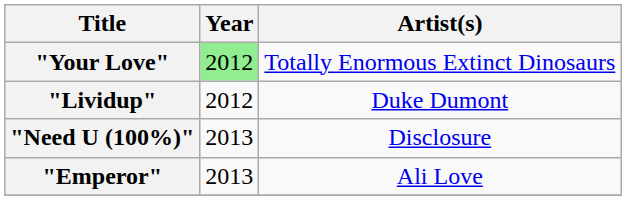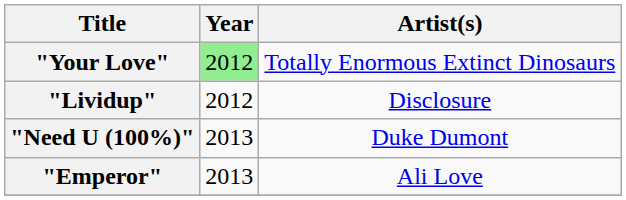(440, 99) Duke Dumont -> (440, 99) Disclosure
(440, 137) Disclosure -> (440, 137) Duke Dumont
